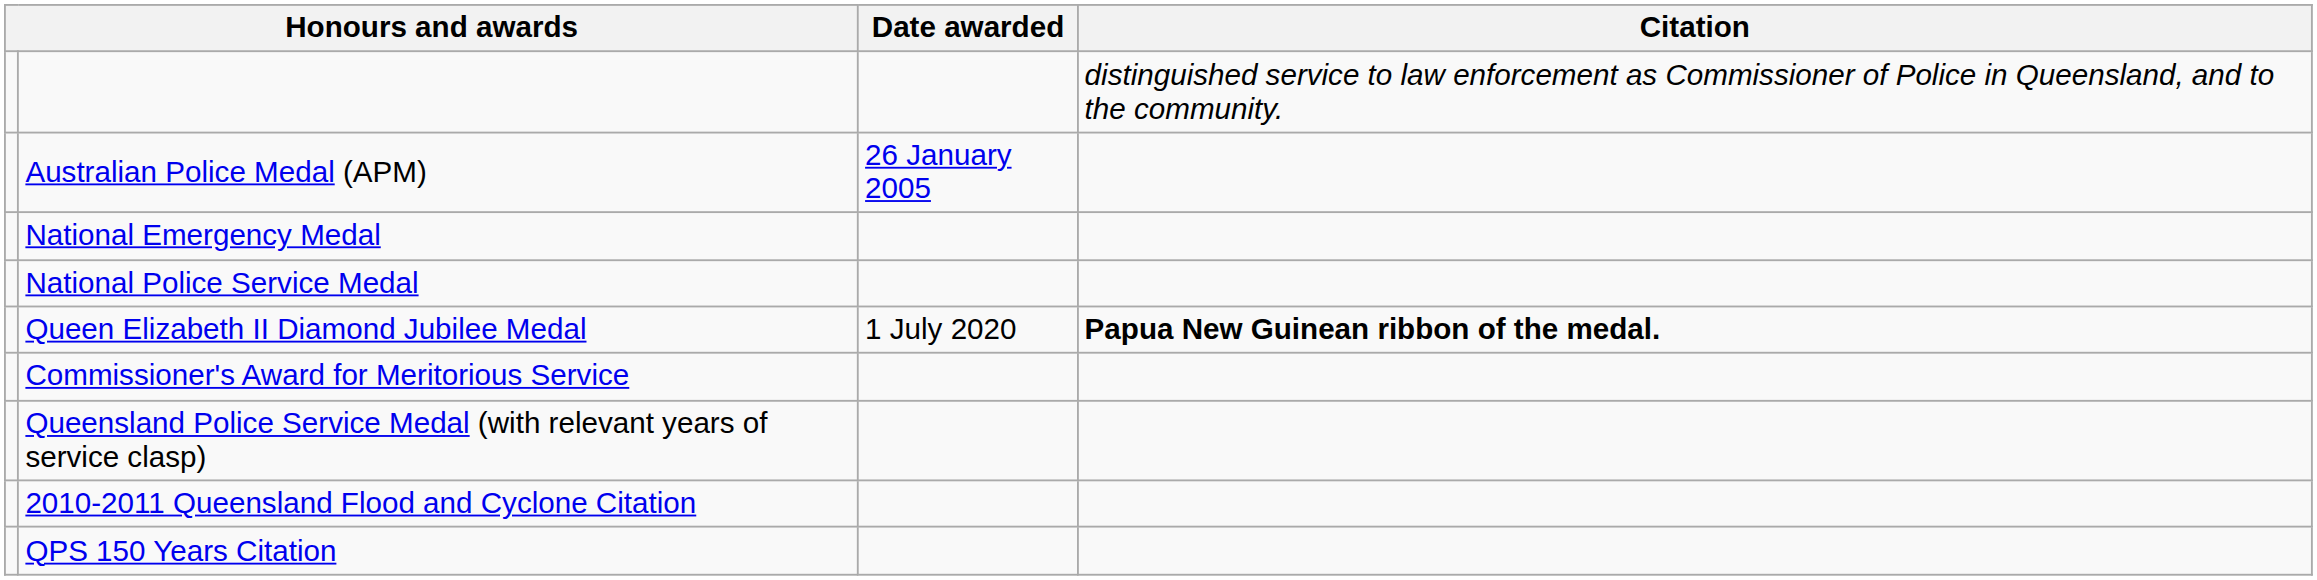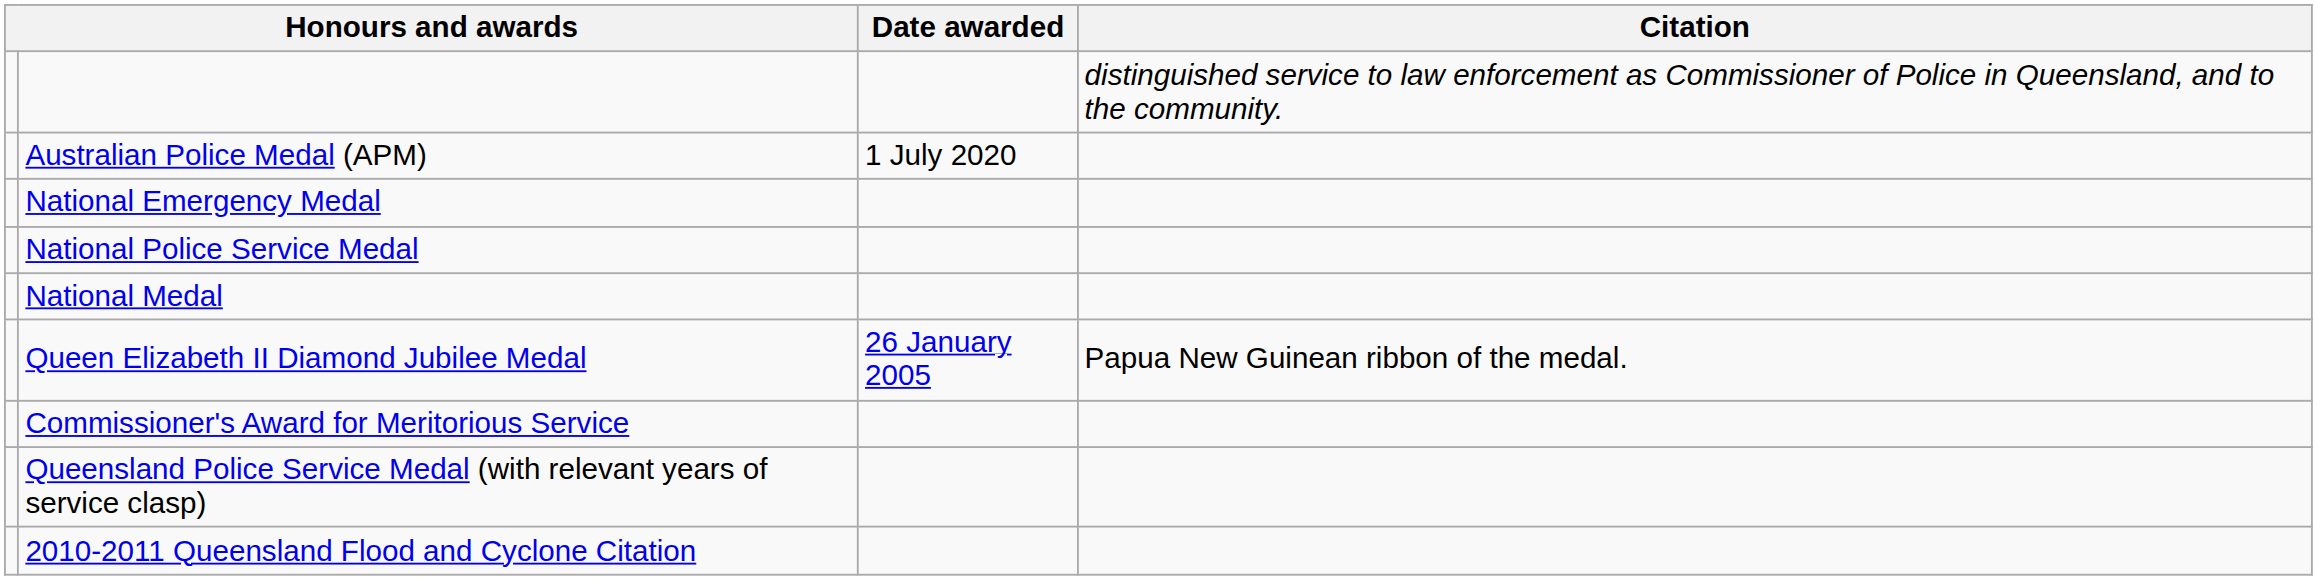(938, 171) 26 January 2005 -> (941, 155) 1 July 2020
+ row: (124, 295)
(941, 329) 1 July 2020 -> (938, 359) 26 January 2005
(1372, 329) bold -> (1356, 359) normal
- row: (181, 550)
